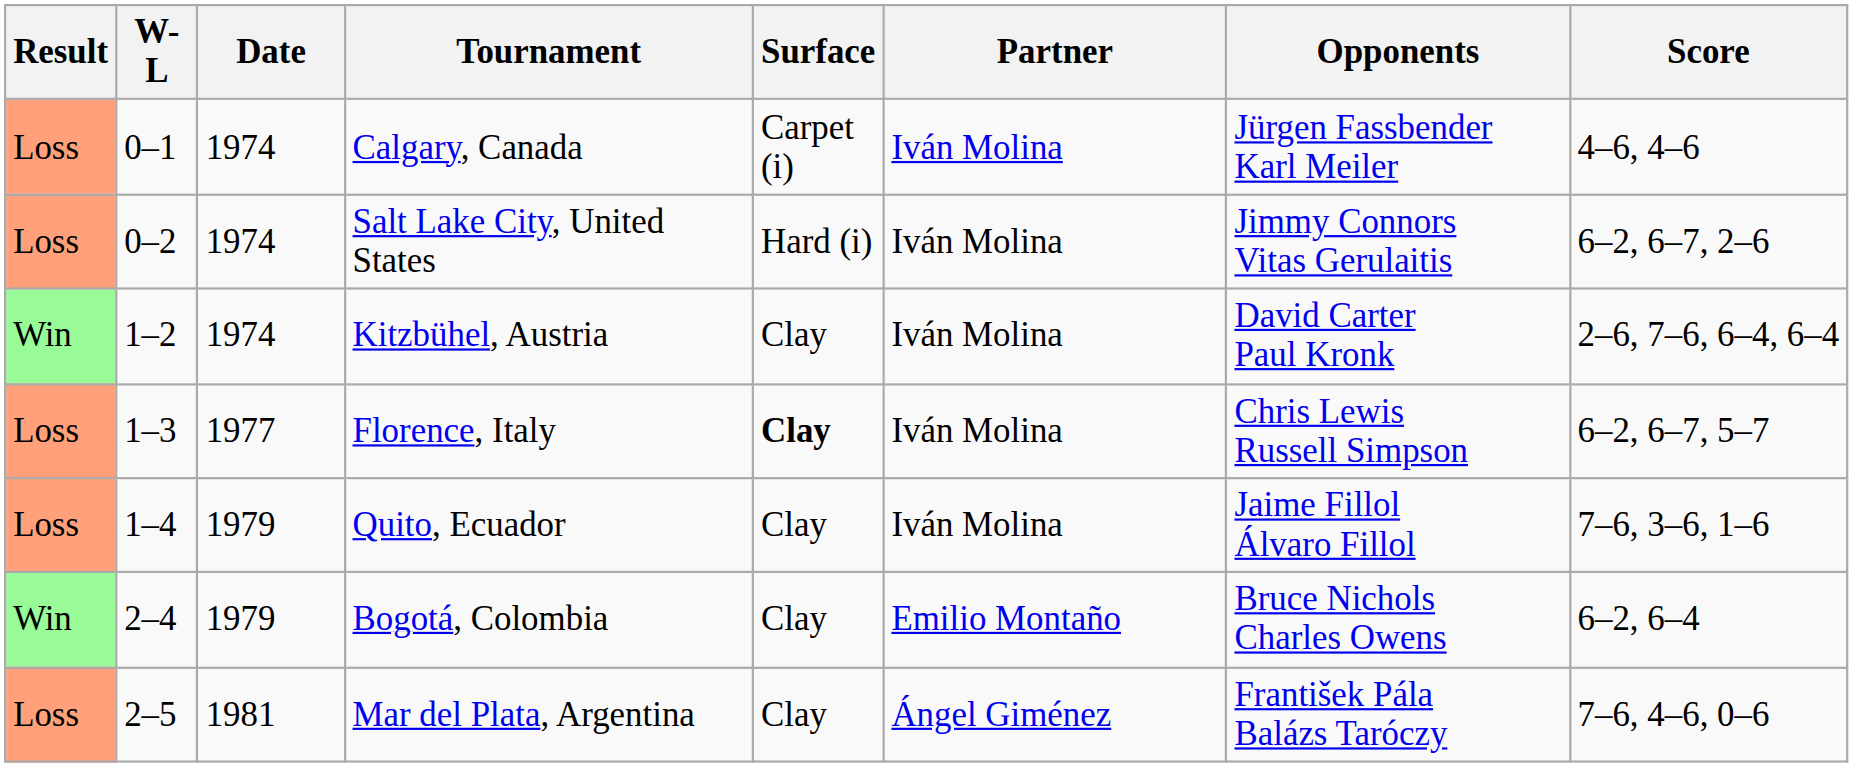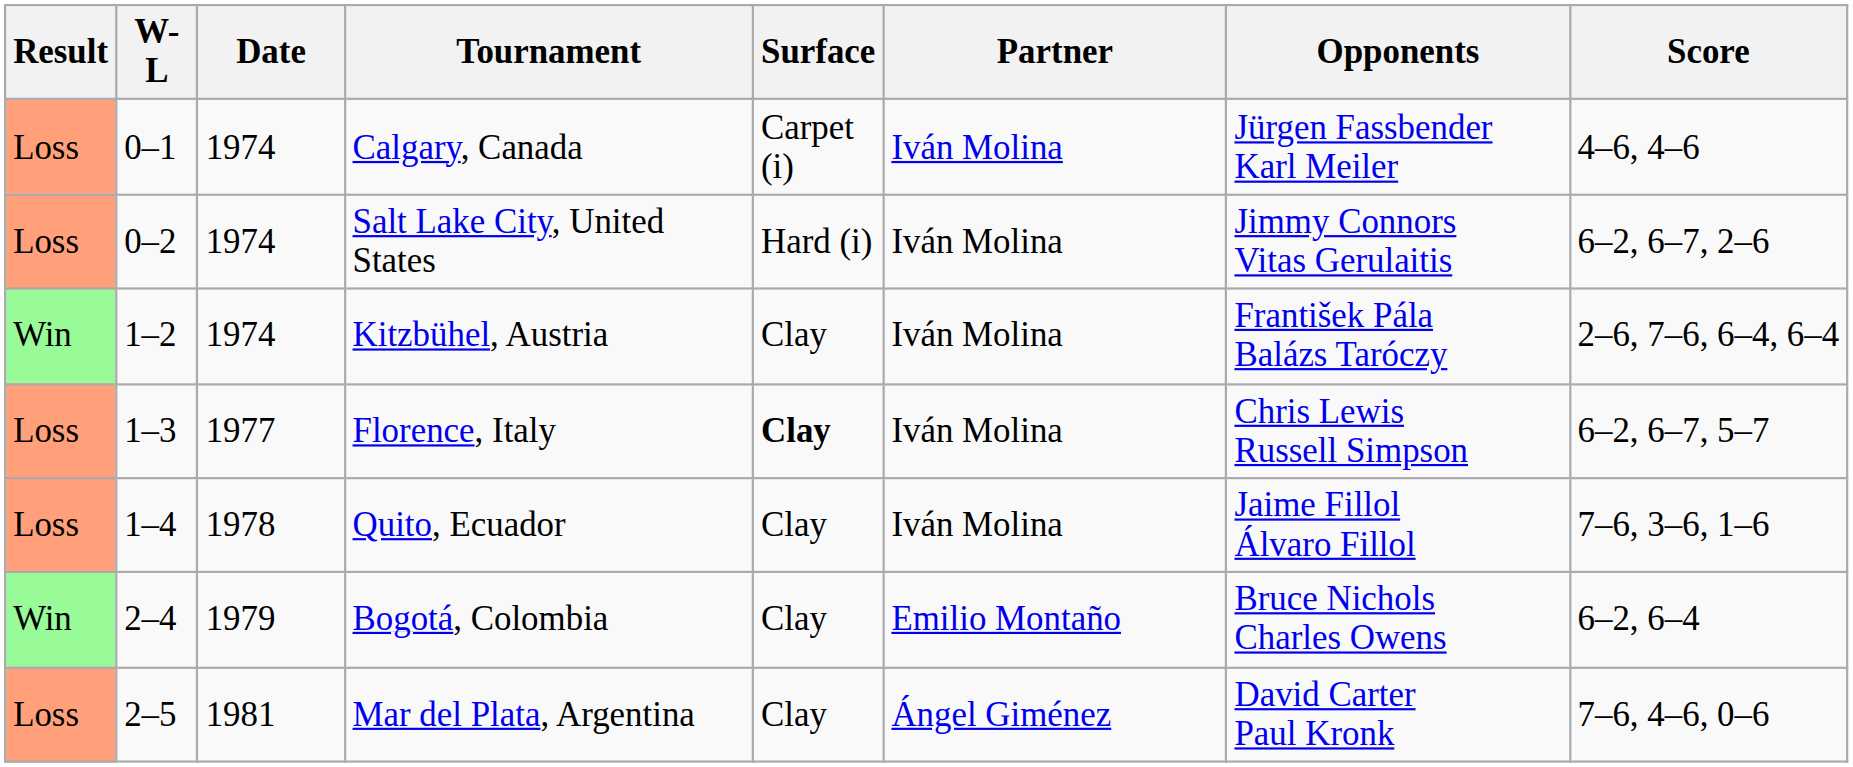(1325, 335) David Carter Paul Kronk -> (1341, 335) František Pála Balázs Taróczy
(241, 524) 1979 -> (241, 524) 1978
(1341, 713) František Pála Balázs Taróczy -> (1325, 713) David Carter Paul Kronk
